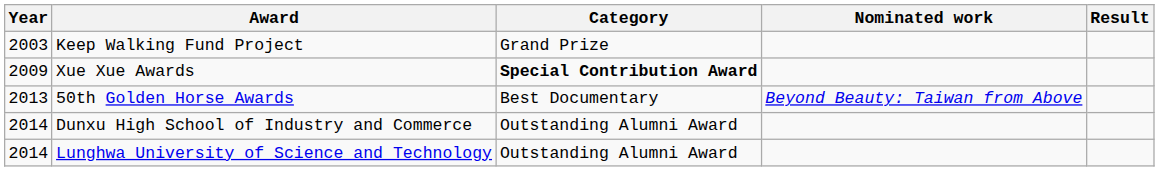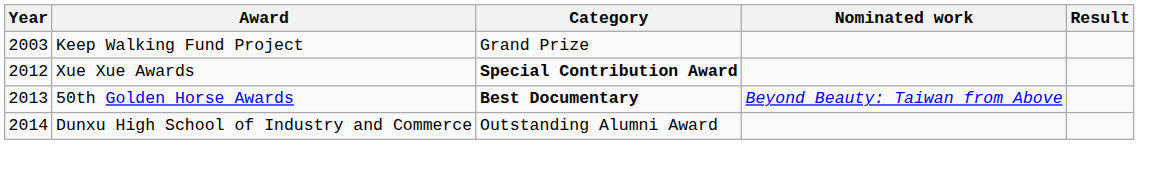(28, 72) 2009 -> (28, 72) 2012
(579, 99) normal -> (559, 99) bold
- row: (274, 153)
